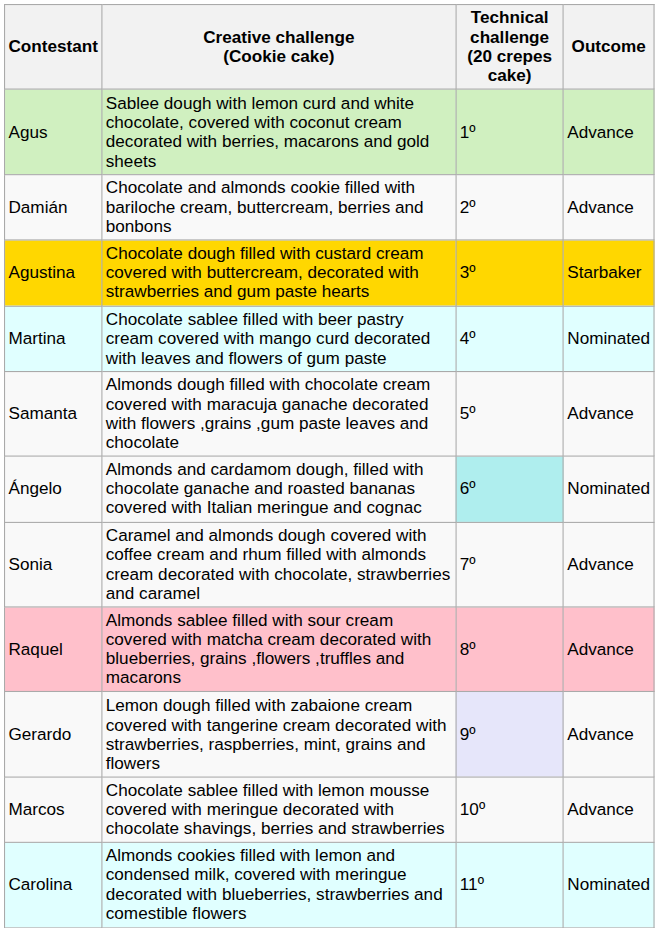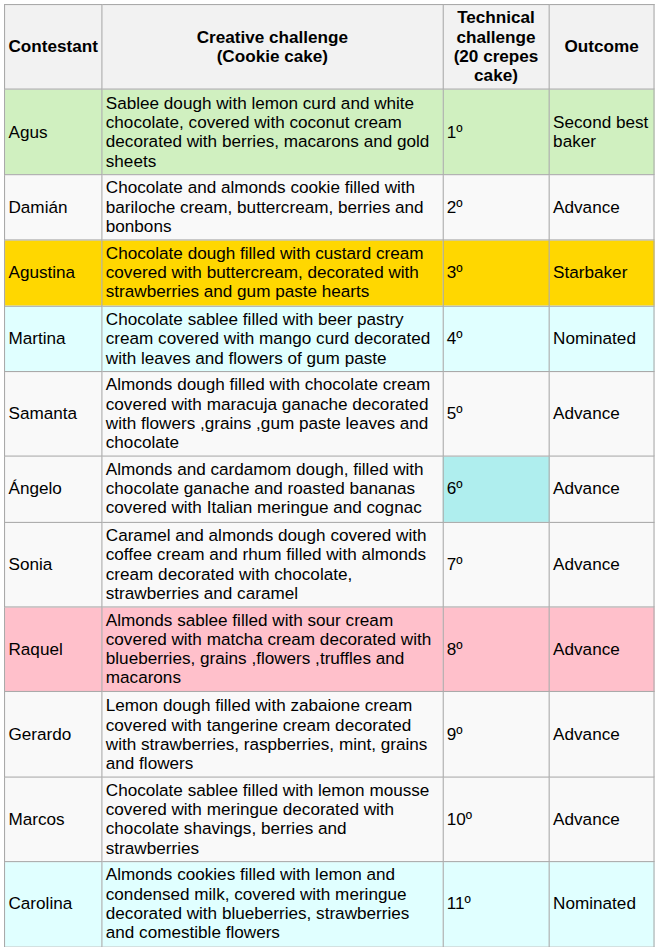(601, 131) Advance -> (601, 131) Second best baker
(609, 489) Nominated -> (586, 489) Advance
(468, 734) lavender background -> (455, 734) no background
